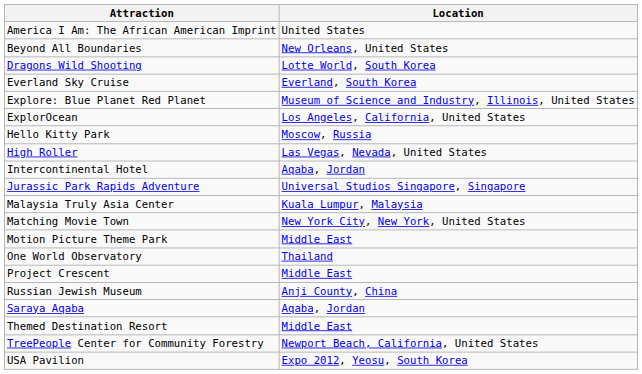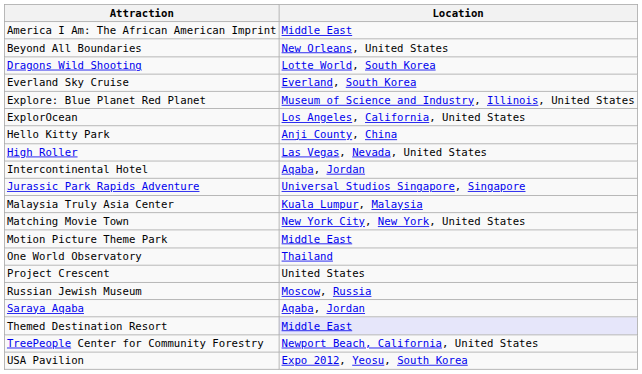(323, 30) United States -> (317, 30) Middle East
(327, 135) Moscow, Russia -> (339, 135) Anji County, China
(317, 274) Middle East -> (323, 274) United States
(339, 291) Anji County, China -> (327, 291) Moscow, Russia
(317, 326) no background -> (317, 326) lavender background
